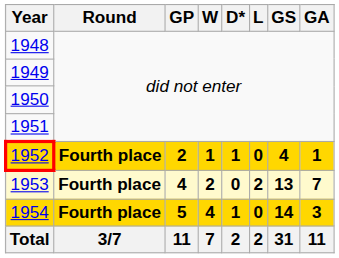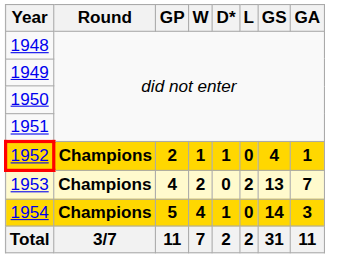(110, 155) Fourth place -> (105, 155) Champions
(110, 184) Fourth place -> (105, 184) Champions
(110, 212) Fourth place -> (105, 212) Champions
